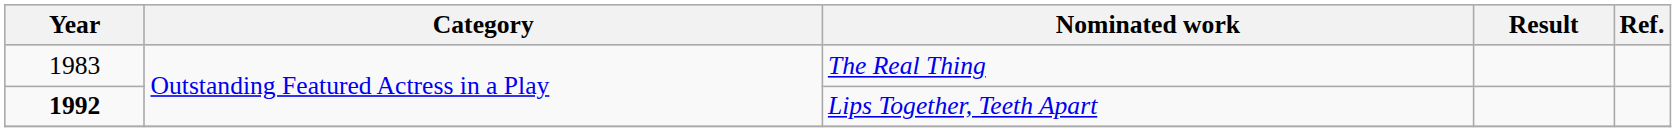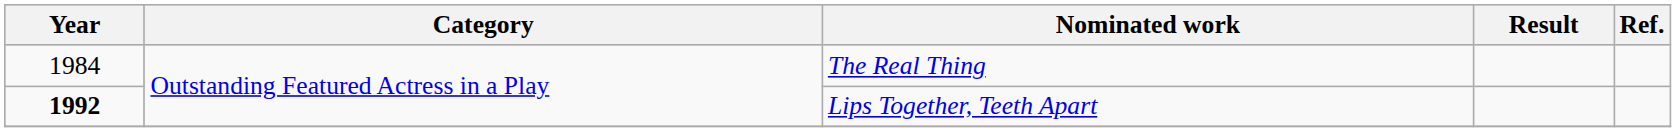(75, 65) 1983 -> (75, 65) 1984
